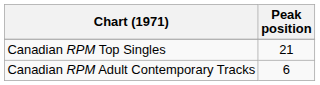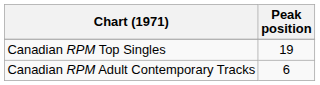(286, 49) 21 -> (286, 49) 19
